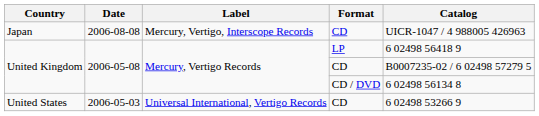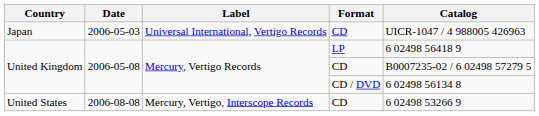(114, 31) 2006-08-08 -> (114, 31) 2006-05-03
(229, 31) Mercury, Vertigo, Interscope Records -> (236, 31) Universal International, Vertigo Records
(114, 102) 2006-05-03 -> (114, 102) 2006-08-08
(236, 102) Universal International, Vertigo Records -> (229, 102) Mercury, Vertigo, Interscope Records
